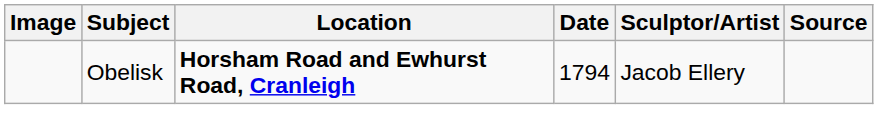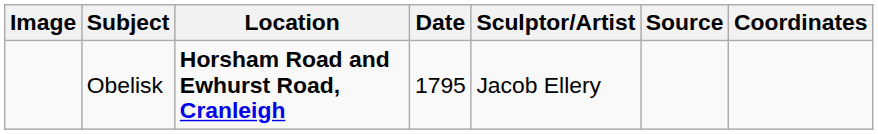+ column: (801, 22)
(584, 71) 1794 -> (440, 84) 1795
